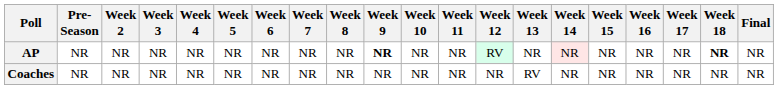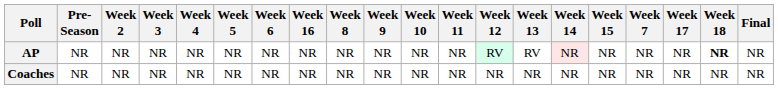columns swapped: (308, 23) <-> (645, 23)
(383, 52) bold -> (383, 52) normal
(532, 52) NR -> (532, 52) RV
(532, 74) RV -> (532, 74) NR
